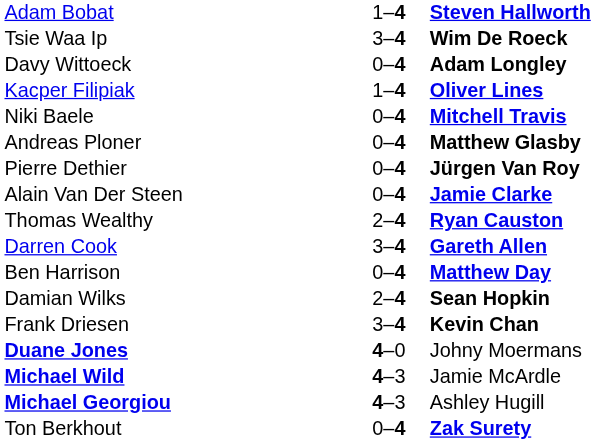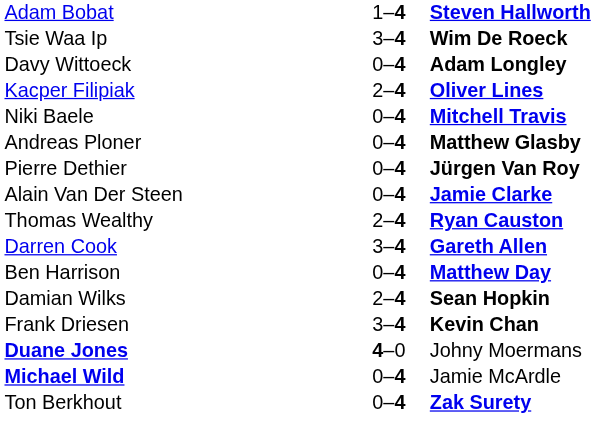(389, 90) 1–4 -> (389, 90) 2–4
(389, 376) 4–3 -> (389, 376) 0–4
- row: (88, 402)
